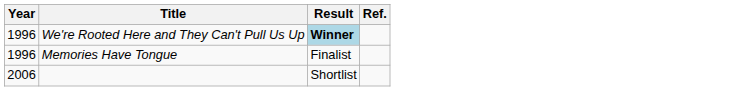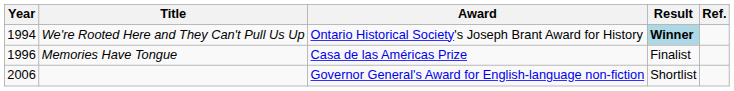+ column: (477, 14)
(22, 34) 1996 -> (22, 34) 1994
